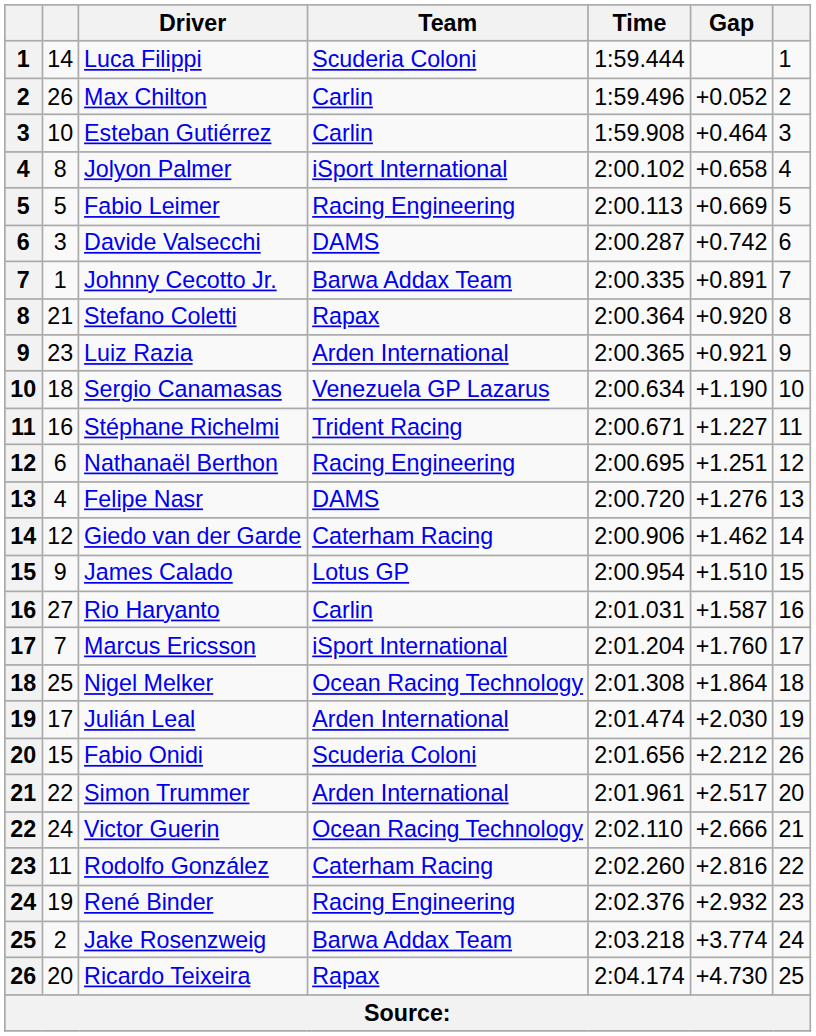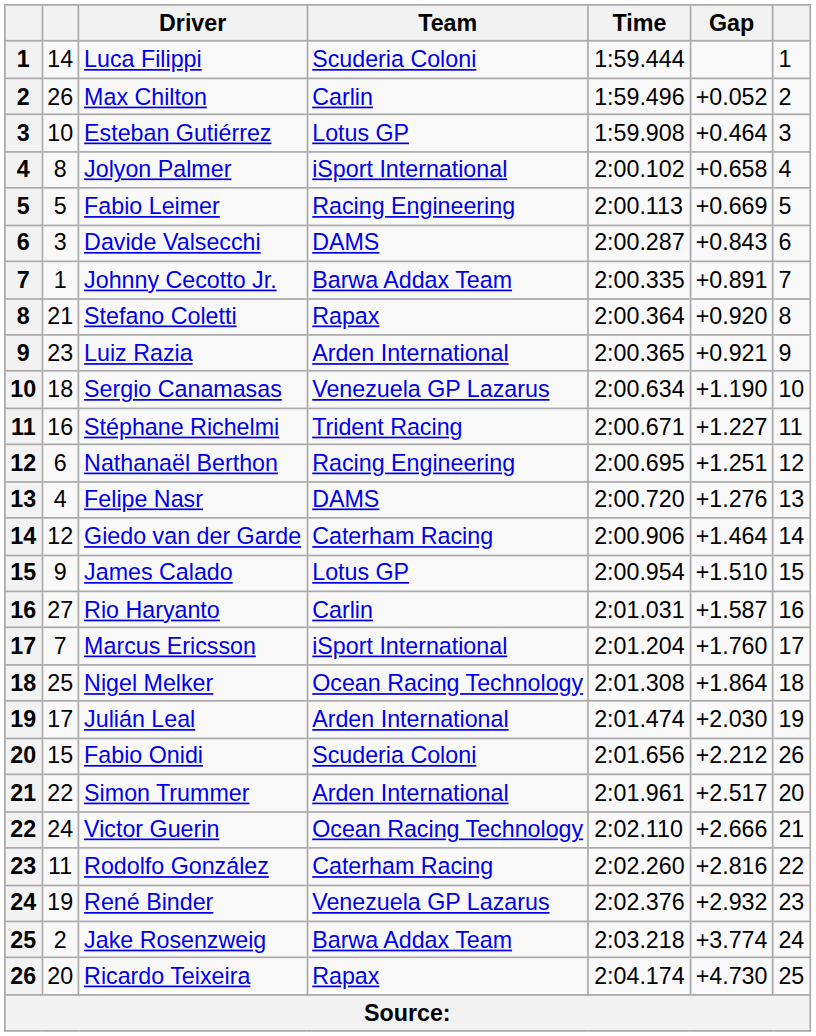(343, 133) Carlin -> (361, 133) Lotus GP
(732, 243) +0.742 -> (732, 243) +0.843
(732, 536) +1.462 -> (732, 536) +1.464
(414, 903) Racing Engineering -> (431, 903) Venezuela GP Lazarus
